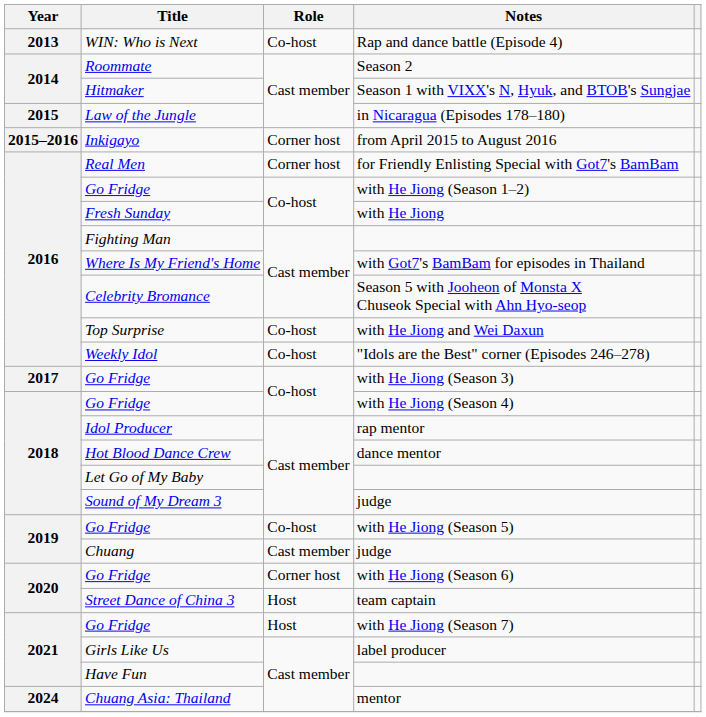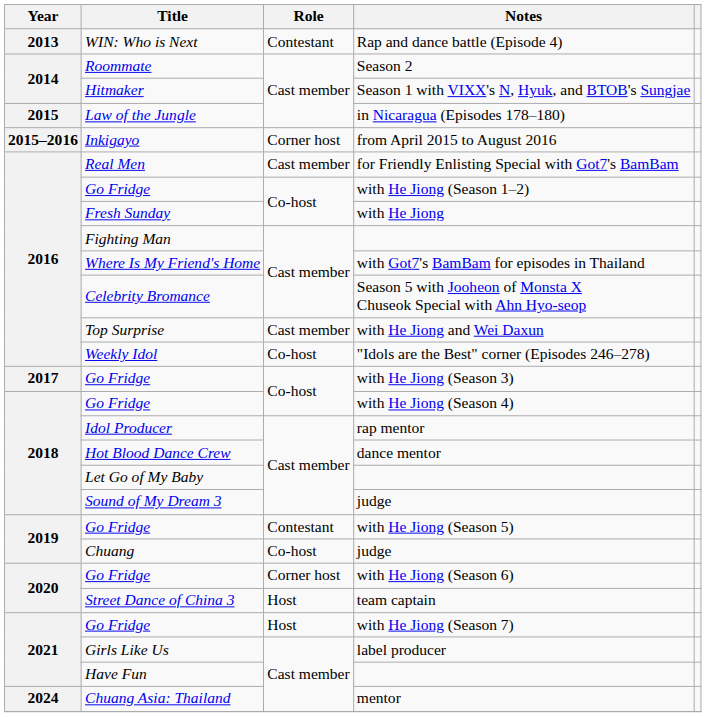(292, 41) Co-host -> (301, 41) Contestant
(304, 164) Corner host -> (309, 164) Cast member
(292, 329) Co-host -> (309, 329) Cast member
(292, 526) Co-host -> (301, 526) Contestant
(309, 551) Cast member -> (292, 551) Co-host
